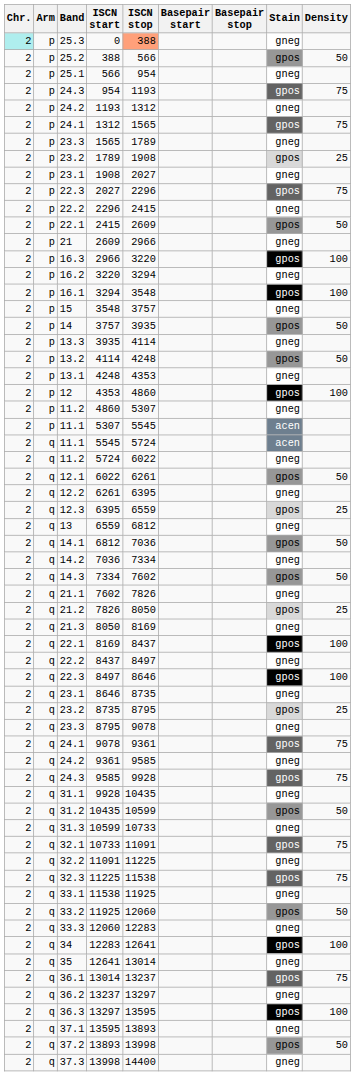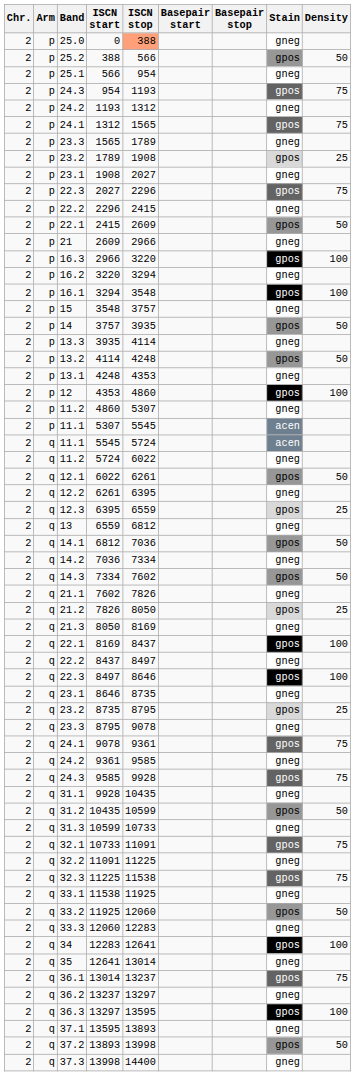(28, 41) paleturquoise background -> (28, 41) no background
(72, 41) 25.3 -> (72, 41) 25.0
